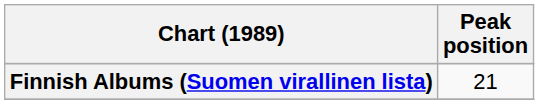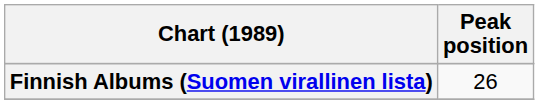(486, 81) 21 -> (486, 81) 26
